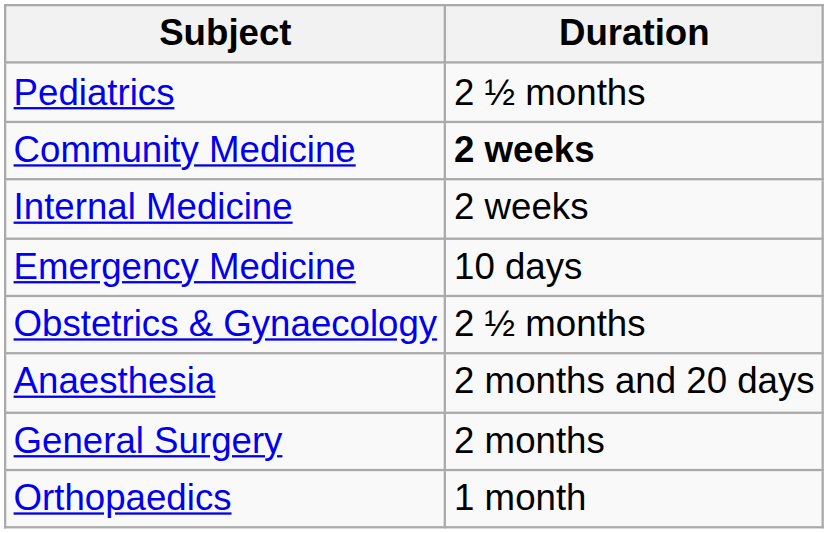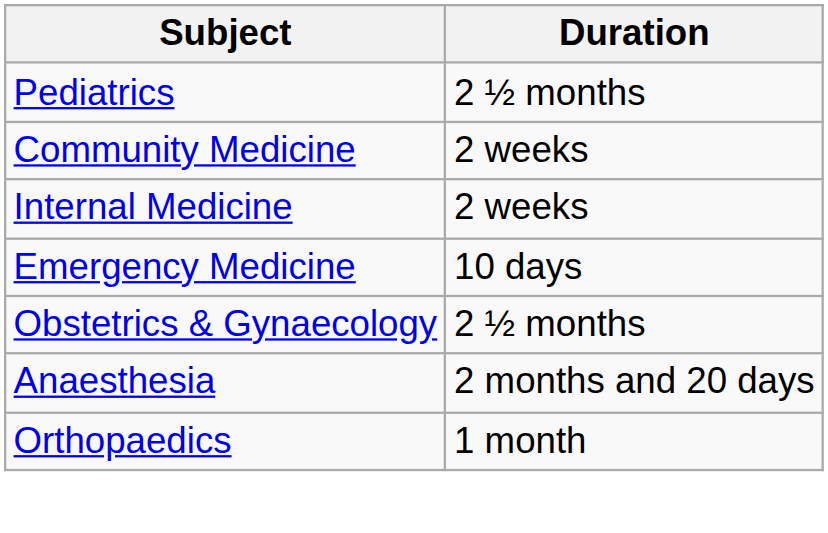(524, 149) bold -> (521, 149) normal
- row: (148, 440)
